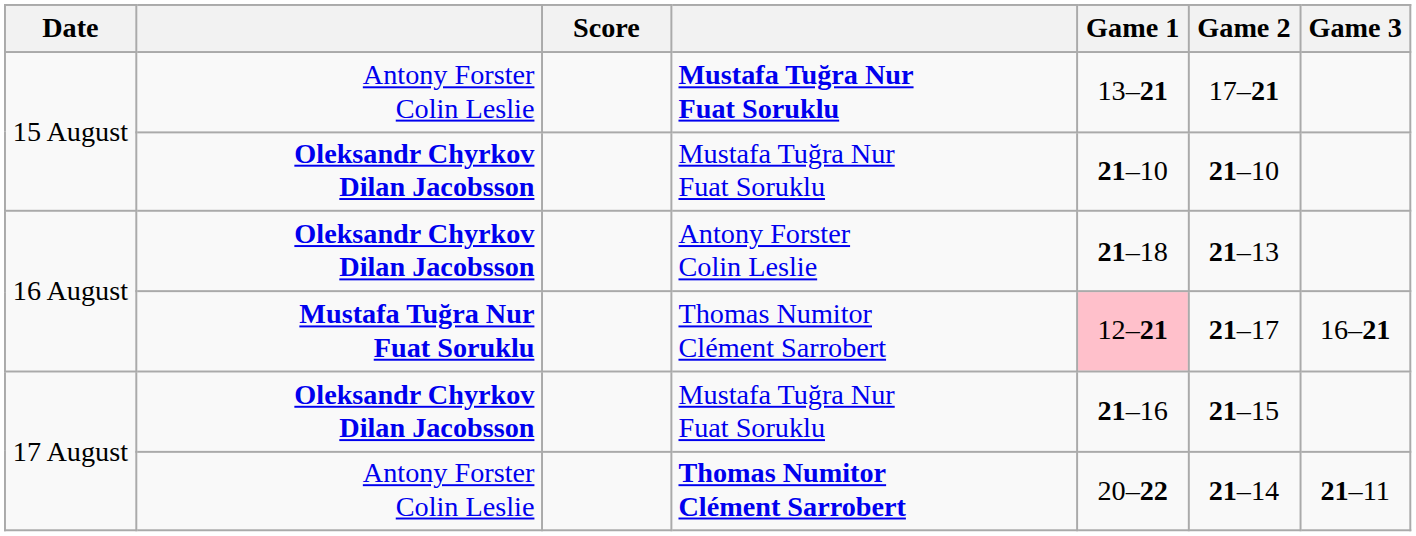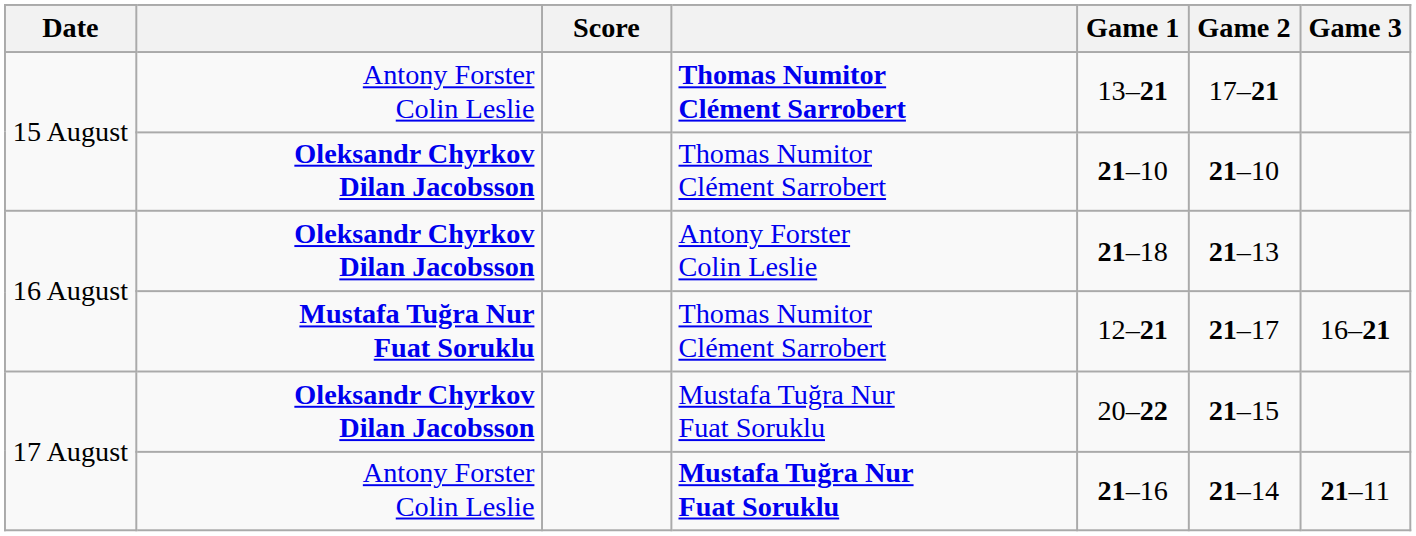(796, 91) Mustafa Tuğra Nur Fuat Soruklu -> (792, 91) Thomas Numitor Clément Sarrobert
(787, 171) Mustafa Tuğra Nur Fuat Soruklu -> (782, 171) Thomas Numitor Clément Sarrobert
(1133, 330) pink background -> (1133, 330) no background
(1133, 410) 21–16 -> (1133, 410) 20–22
(792, 490) Thomas Numitor Clément Sarrobert -> (796, 490) Mustafa Tuğra Nur Fuat Soruklu
(1133, 490) 20–22 -> (1133, 490) 21–16
